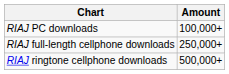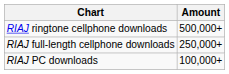rows swapped: (87, 61) <-> (52, 28)
